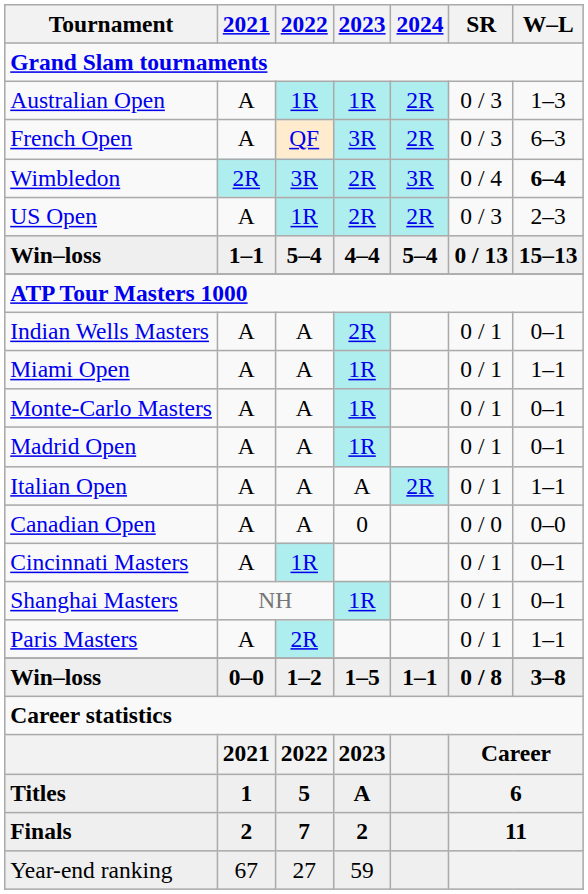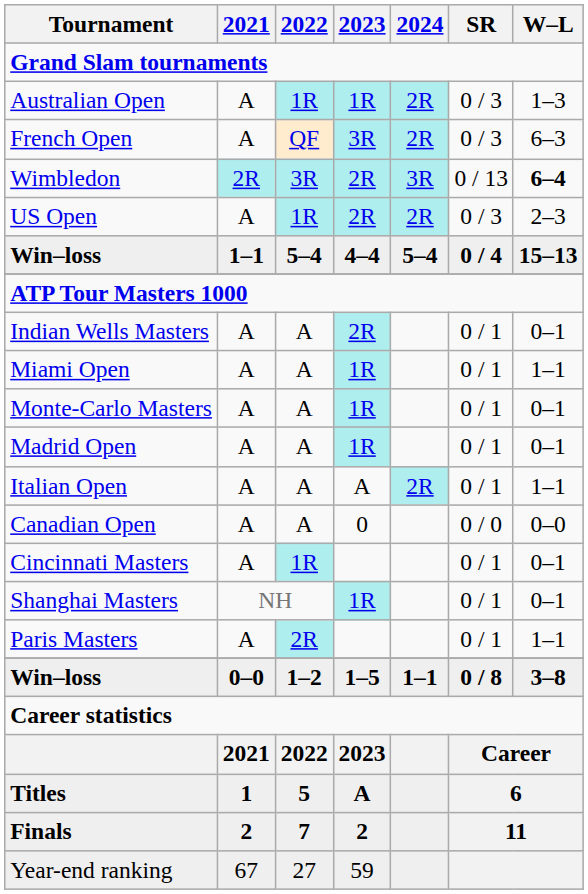(481, 177) 0 / 4 -> (481, 177) 0 / 13
(481, 254) 0 / 13 -> (481, 254) 0 / 4
